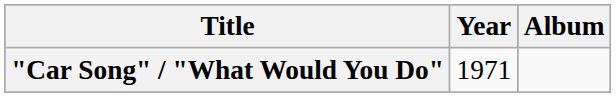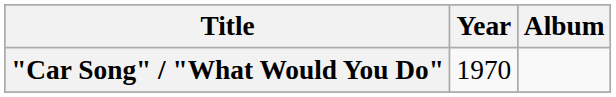(484, 69) 1971 -> (484, 69) 1970
